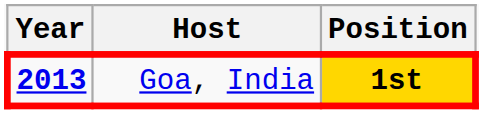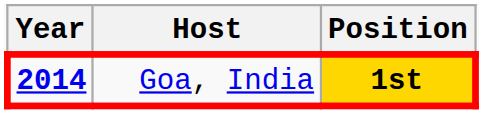(51, 81) 2013 -> (51, 81) 2014
